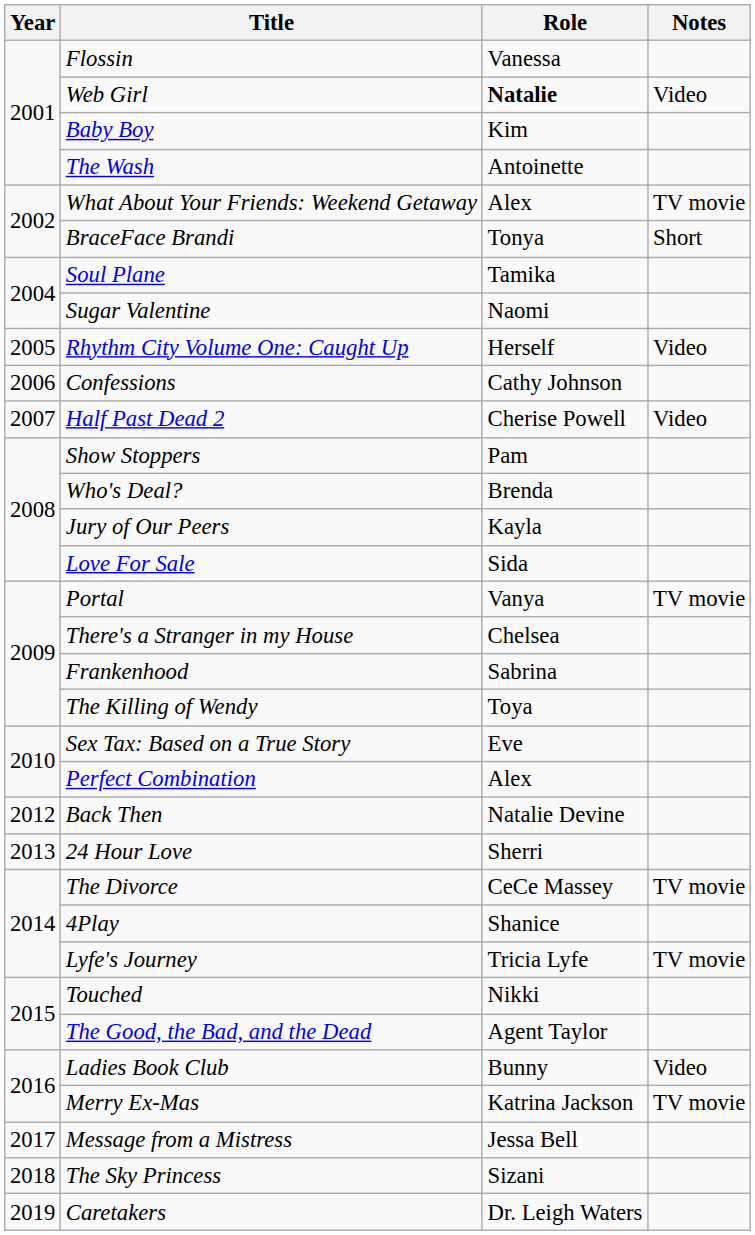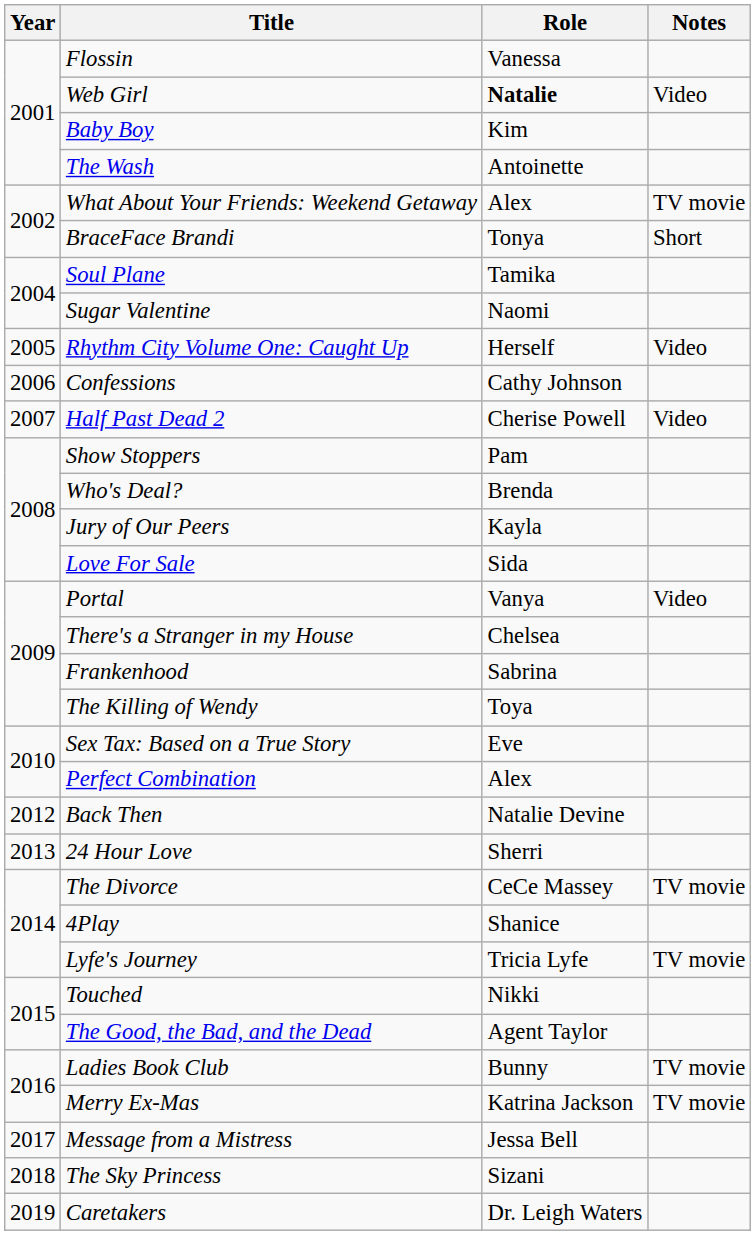(699, 599) TV movie -> (680, 599) Video
(680, 1067) Video -> (699, 1067) TV movie
